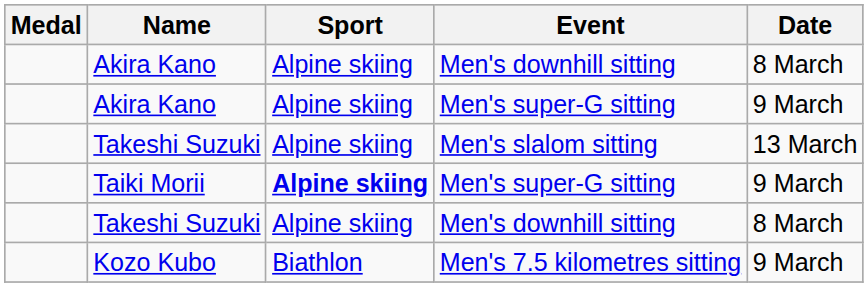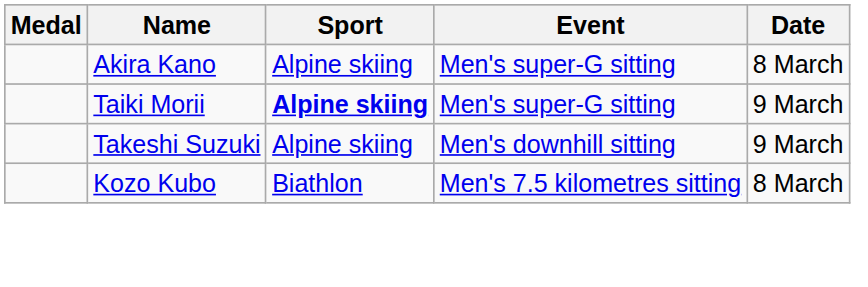- row: (155, 65)
(798, 104) 9 March -> (798, 65) 8 March
- row: (177, 144)
(798, 223) 8 March -> (798, 144) 9 March
(798, 263) 9 March -> (798, 184) 8 March
